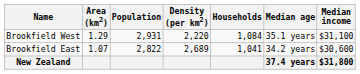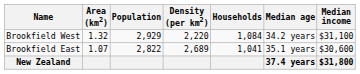(98, 36) 1.29 -> (98, 36) 1.32
(149, 36) 2,931 -> (149, 36) 2,929
(290, 36) 35.1 years -> (290, 36) 34.2 years
(290, 49) 34.2 years -> (290, 49) 35.1 years
